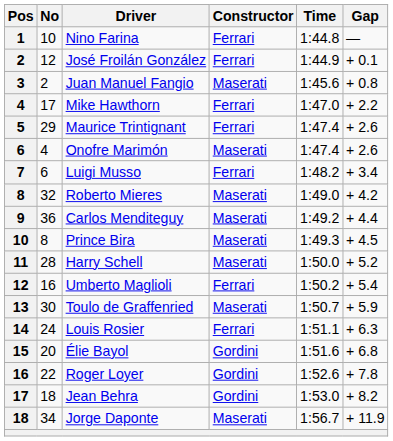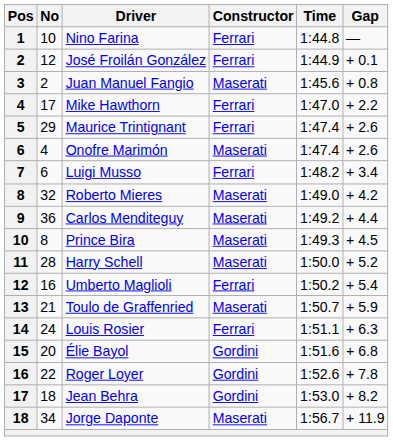(48, 307) 30 -> (48, 307) 21
